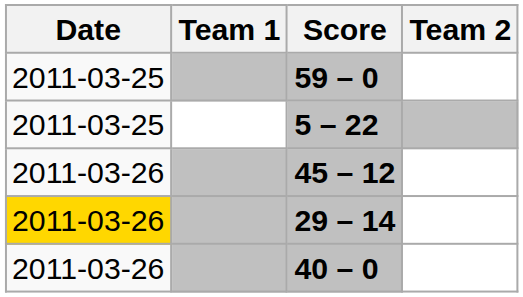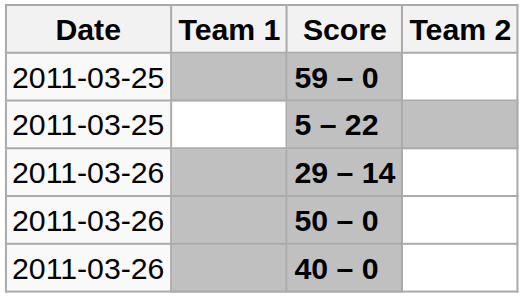- row: (345, 173)
(88, 220) gold background -> (88, 173) no background
+ row: (336, 220)
